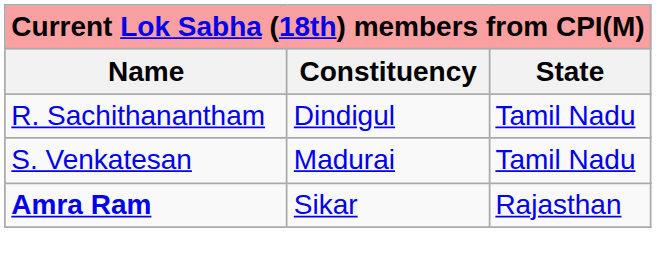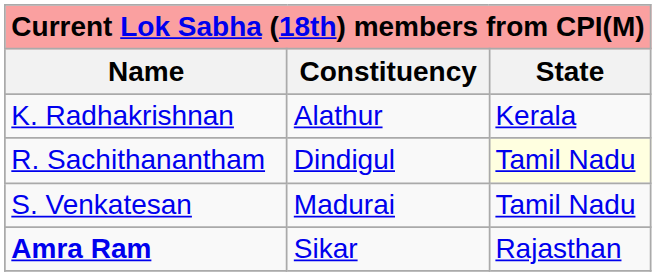+ row: (123, 115)
(565, 115) no background -> (565, 159) lightyellow background
